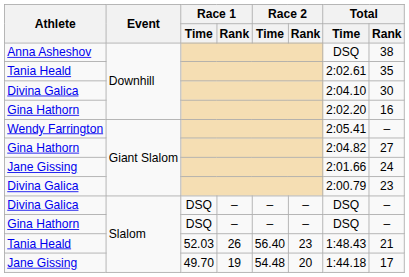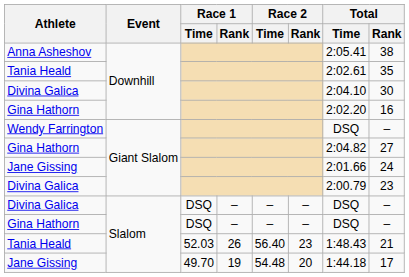(346, 53) DSQ -> (346, 53) 2:05.41
(346, 129) 2:05.41 -> (346, 129) DSQ
